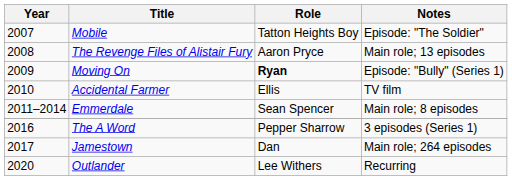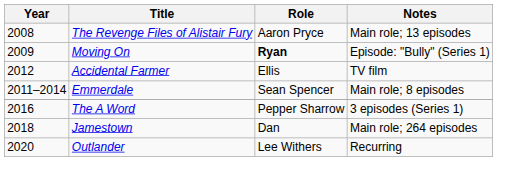- row: (90, 33)
(20, 90) 2010 -> (20, 71) 2012
(20, 147) 2017 -> (20, 128) 2018
